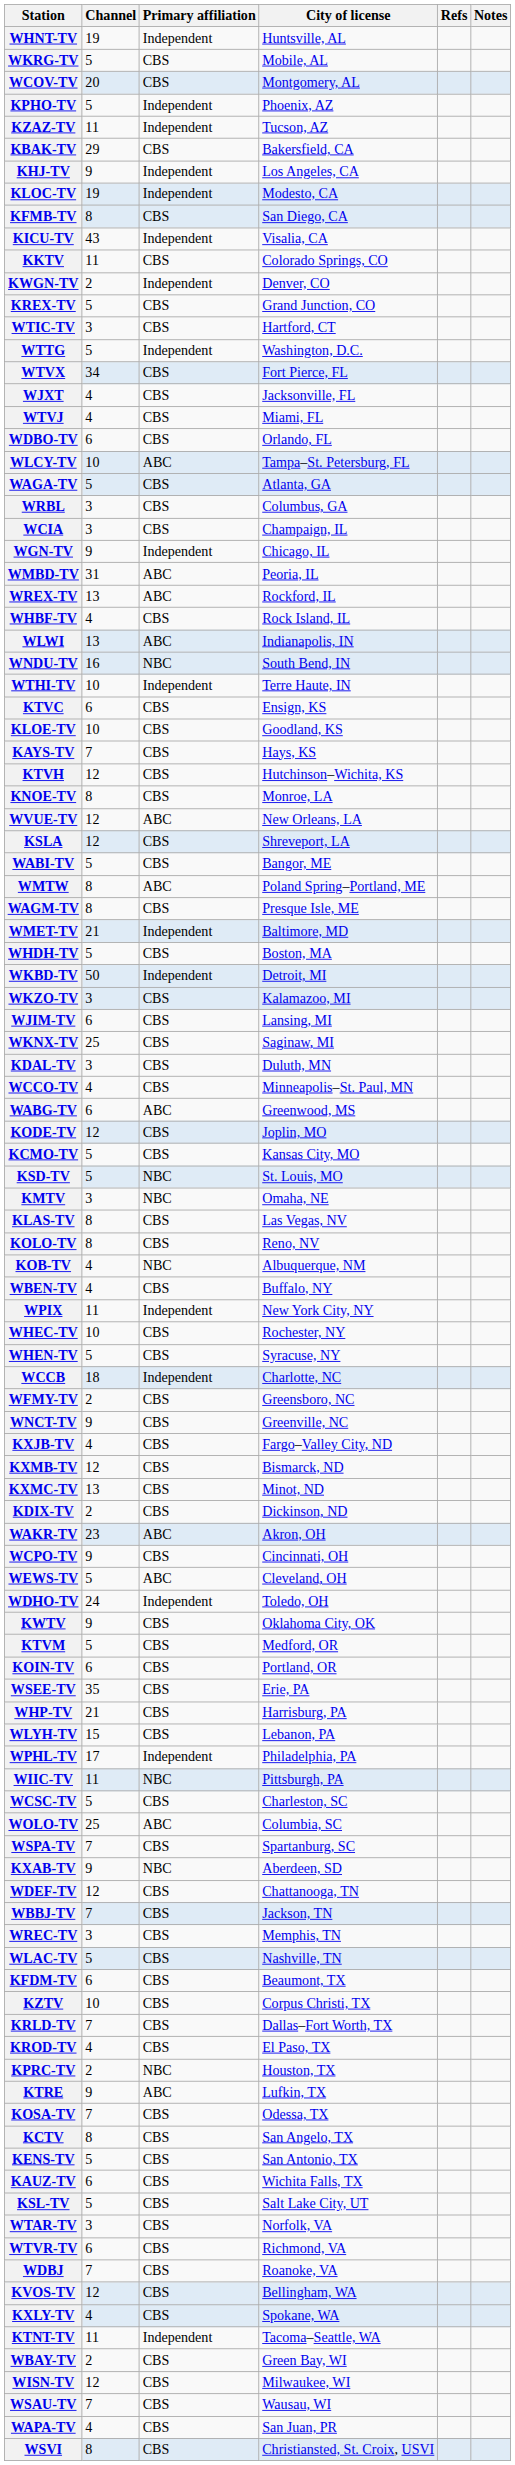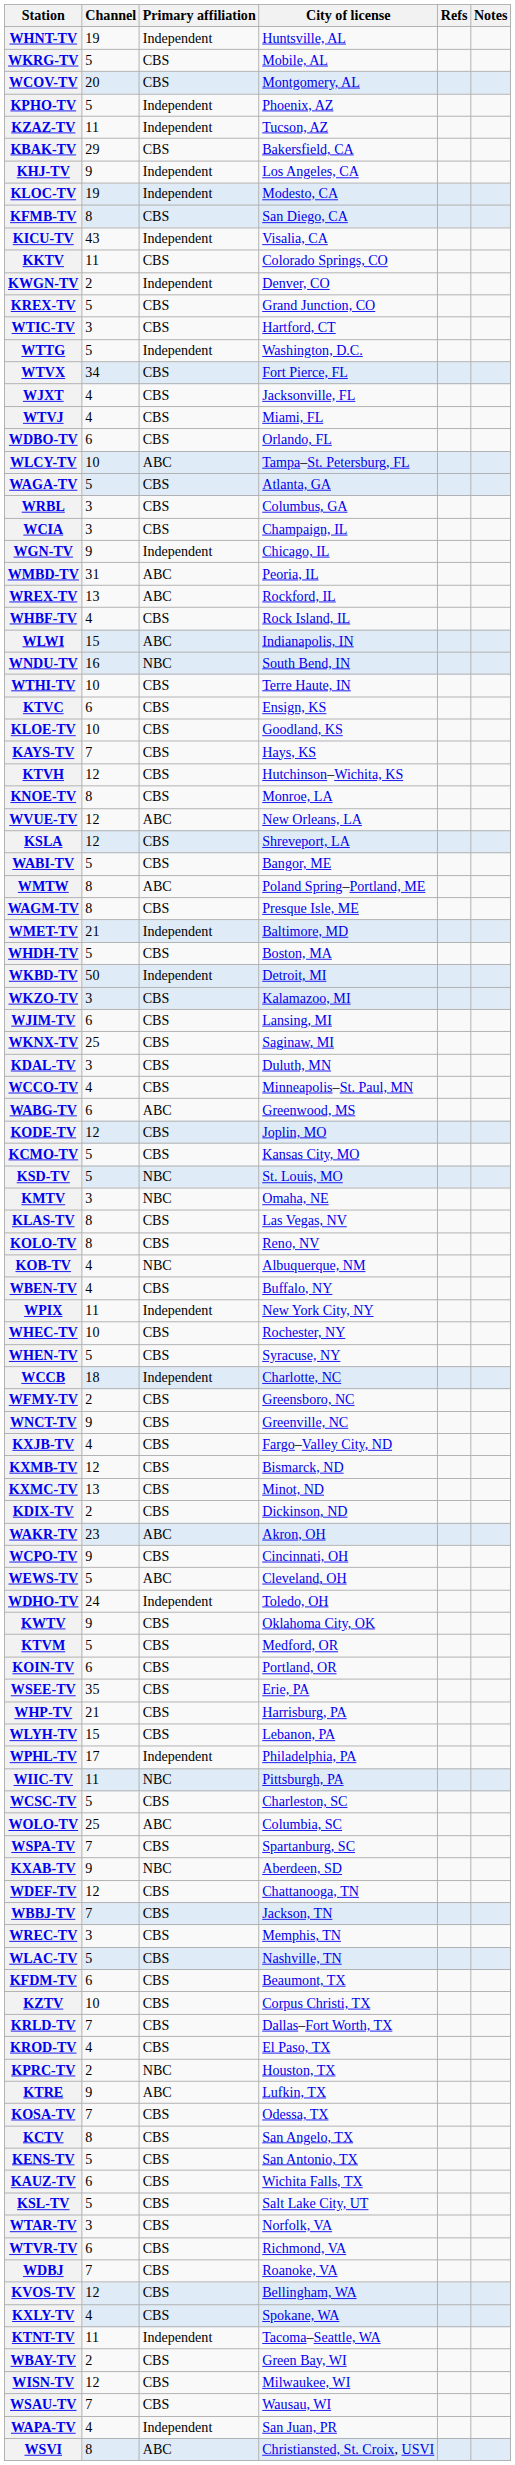(92, 640) 13 -> (92, 640) 15
(178, 685) Independent -> (156, 685) CBS
(156, 2427) CBS -> (178, 2427) Independent
(156, 2449) CBS -> (157, 2449) ABC
